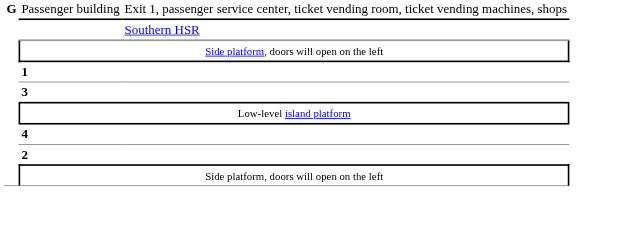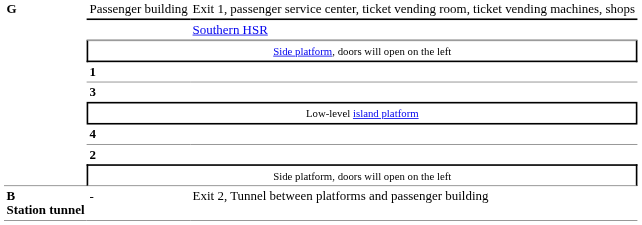+ row: (92, 195)
